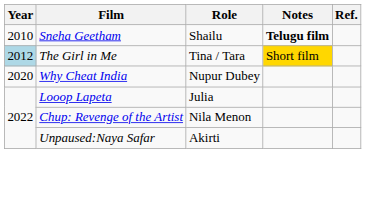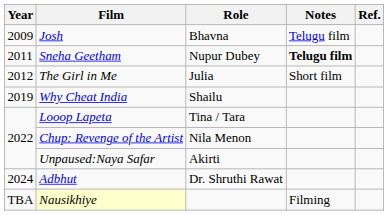+ row: (51, 35)
(20, 35) 2010 -> (20, 55) 2011
(206, 35) Shailu -> (224, 55) Nupur Dubey
(20, 55) lightblue background -> (20, 76) no background
(217, 55) Tina / Tara -> (201, 76) Julia
(292, 55) gold background -> (315, 76) no background
(20, 76) 2020 -> (20, 96) 2019
(224, 76) Nupur Dubey -> (206, 96) Shailu
(201, 96) Julia -> (217, 117) Tina / Tara
+ row: (58, 179)
+ row: (68, 199)
